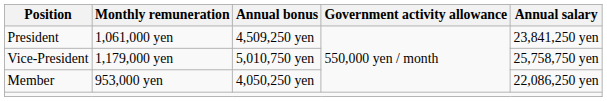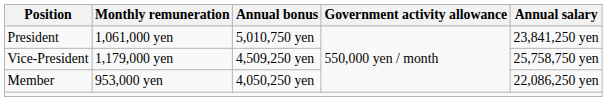(275, 37) 4,509,250 yen -> (275, 37) 5,010,750 yen
(275, 59) 5,010,750 yen -> (275, 59) 4,509,250 yen
